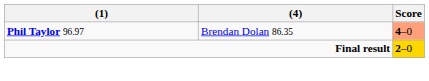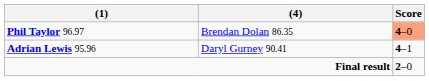+ row: (51, 48)
(404, 48) gold background -> (404, 66) no background
